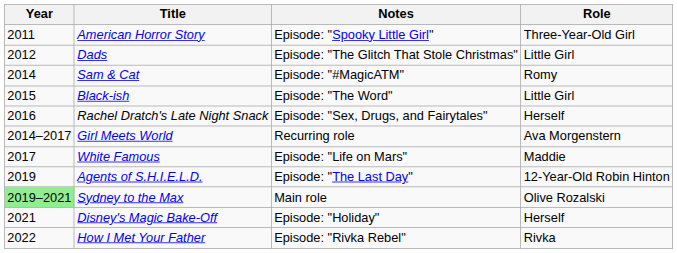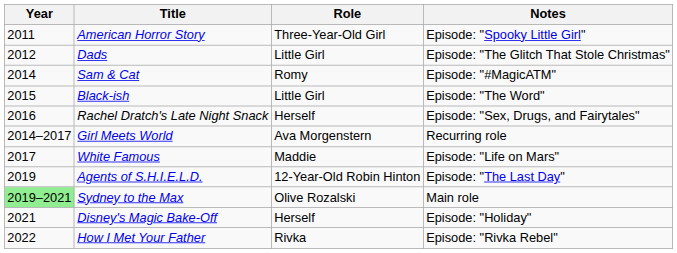columns swapped: (597, 14) <-> (396, 14)
